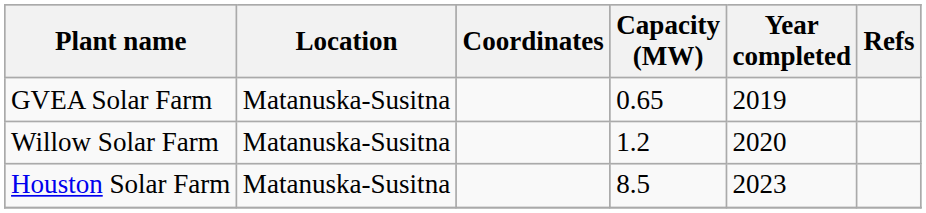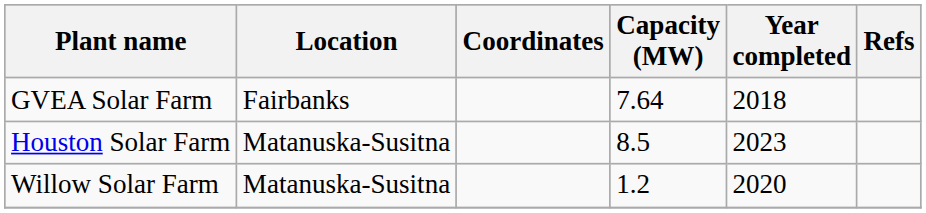(347, 99) Matanuska-Susitna -> (296, 99) Fairbanks
(640, 99) 0.65 -> (640, 99) 7.64
(759, 99) 2019 -> (759, 99) 2018
rows swapped: (121, 185) <-> (115, 142)
